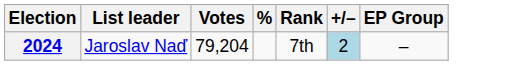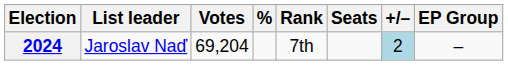+ column: (354, 18)
(222, 45) 79,204 -> (222, 45) 69,204
